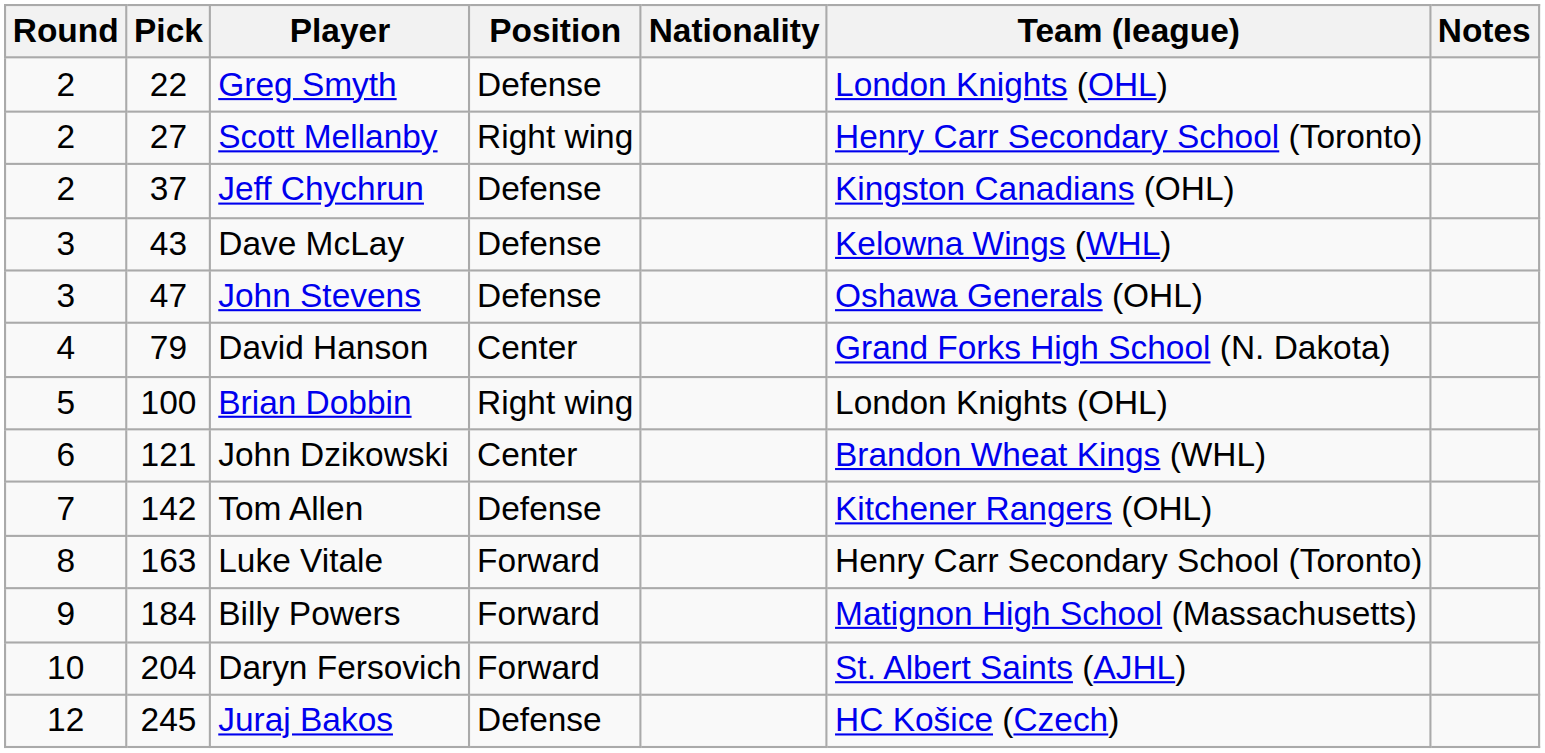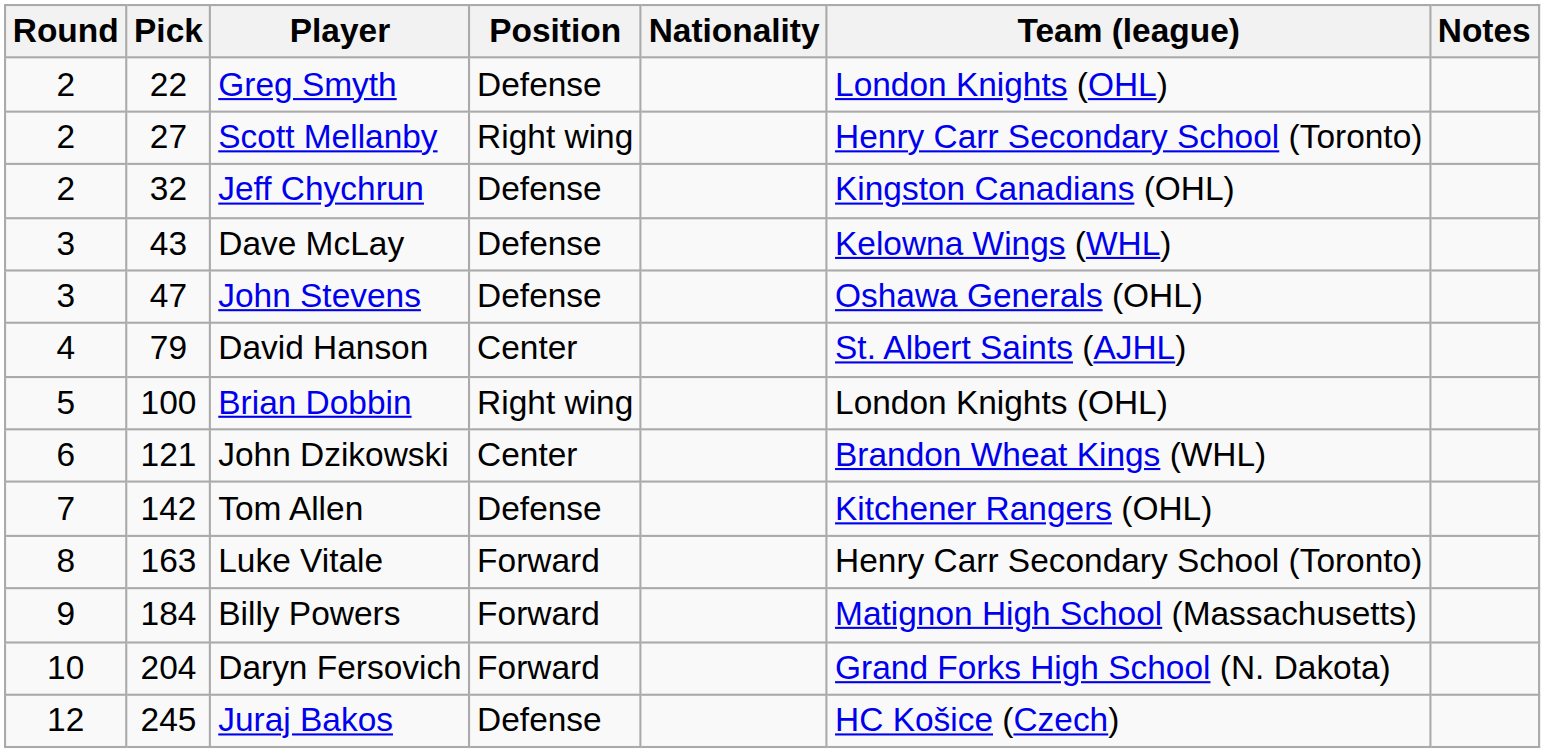(168, 190) 37 -> (168, 190) 32
(1113, 349) Grand Forks High School (N. Dakota) -> (1011, 349) St. Albert Saints (AJHL)
(1011, 667) St. Albert Saints (AJHL) -> (1113, 667) Grand Forks High School (N. Dakota)
